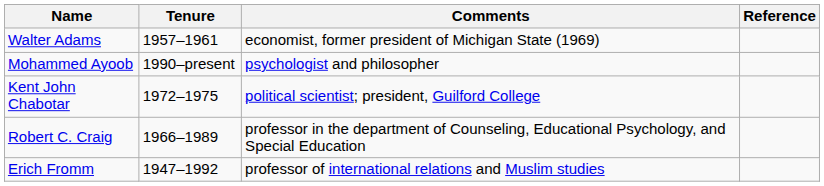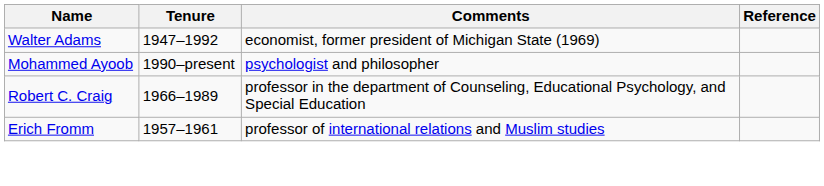(180, 40) 1957–1961 -> (180, 40) 1947–1992
- row: (42, 96)
(180, 169) 1947–1992 -> (180, 128) 1957–1961
